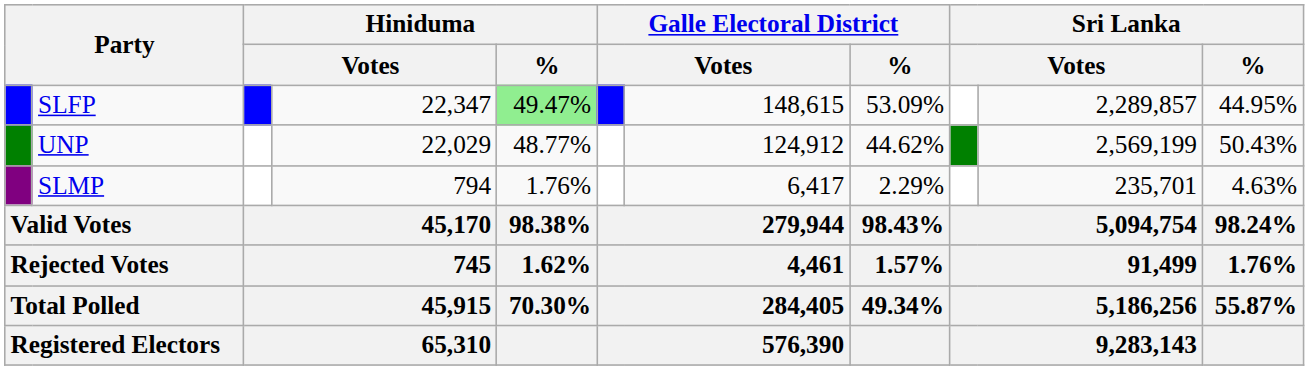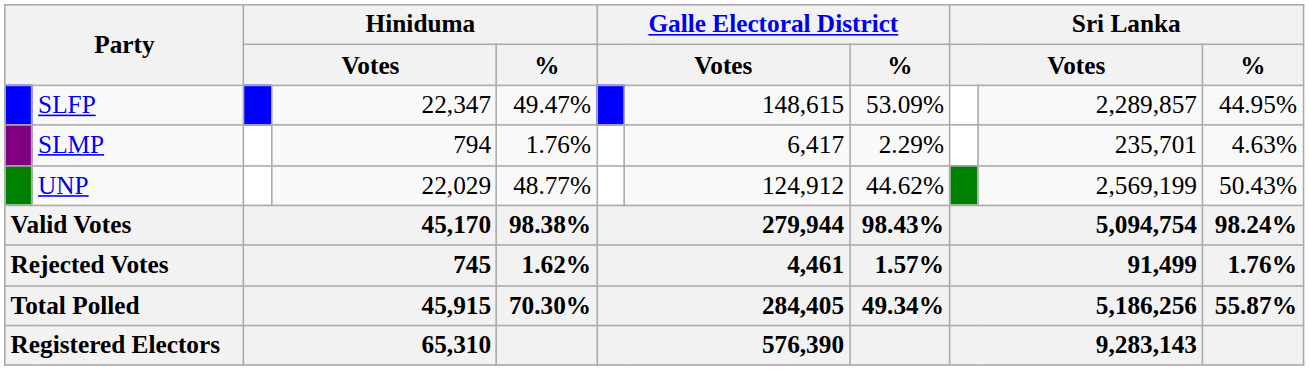(552, 104) lightgreen background -> (552, 104) no background
rows swapped: (63, 144) <-> (71, 184)
